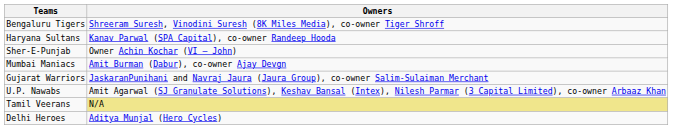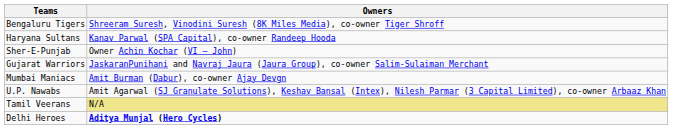rows swapped: (41, 64) <-> (46, 78)
(156, 118) normal -> (156, 118) bold
